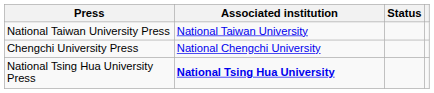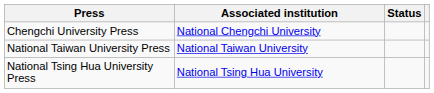rows swapped: (73, 48) <-> (88, 31)
(256, 72) bold -> (250, 72) normal
